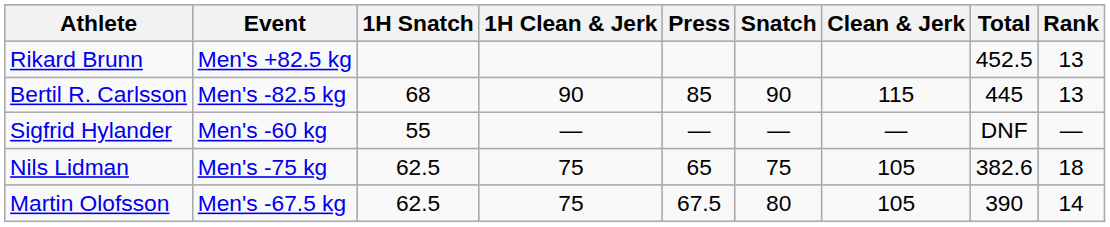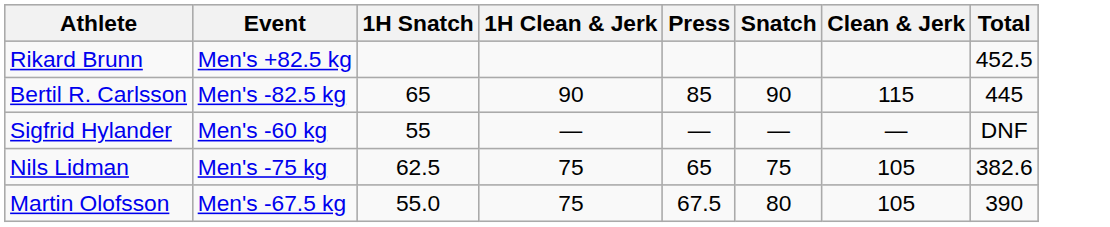- column: (1071, 23)
(418, 95) 68 -> (418, 95) 65
(418, 203) 62.5 -> (418, 203) 55.0
